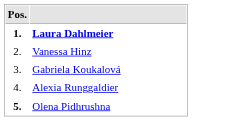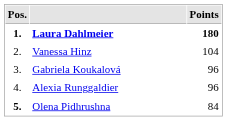+ column: (204, 14)
